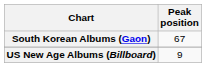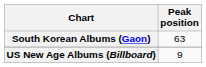(180, 39) 67 -> (180, 39) 63
